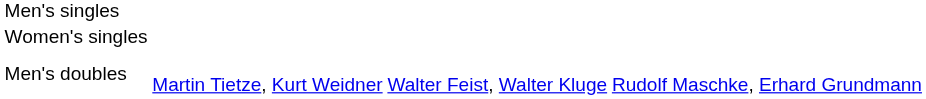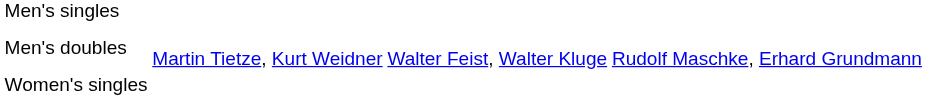rows swapped: (76, 37) <-> (66, 74)
